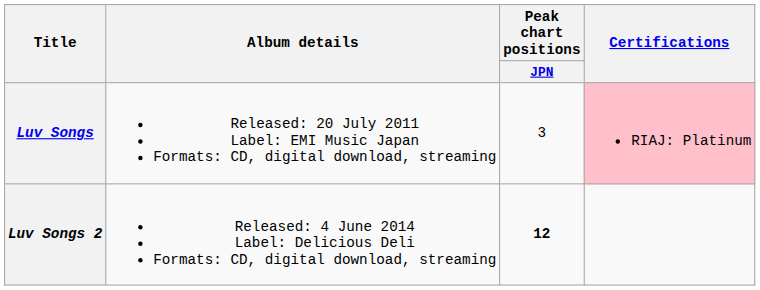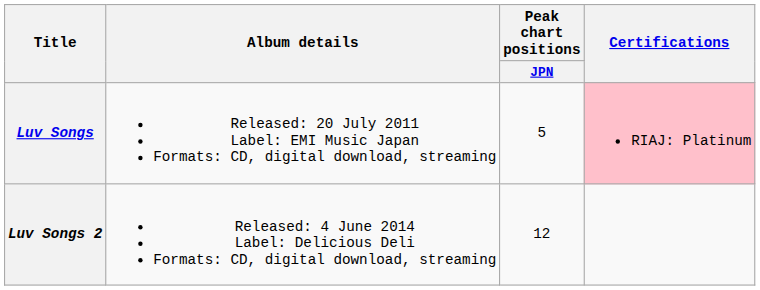(542, 133) 3 -> (542, 133) 5
(542, 235) bold -> (542, 235) normal
